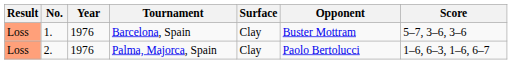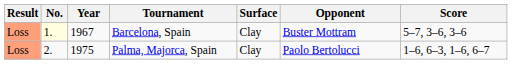(48, 31) no background -> (48, 31) lightyellow background
(82, 31) 1976 -> (82, 31) 1967
(82, 50) 1976 -> (82, 50) 1975
